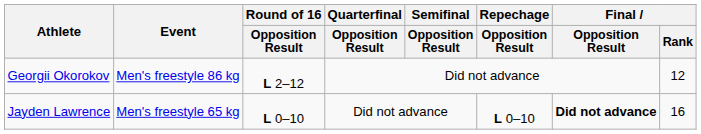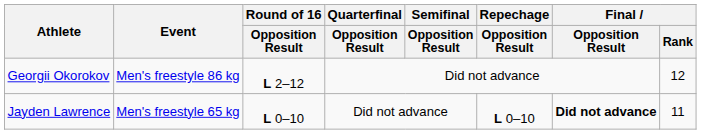(678, 112) 16 -> (678, 112) 11
